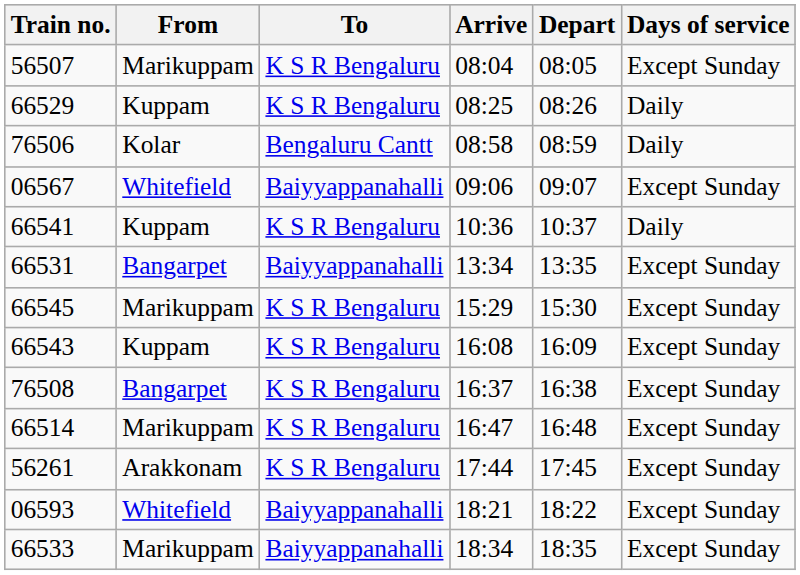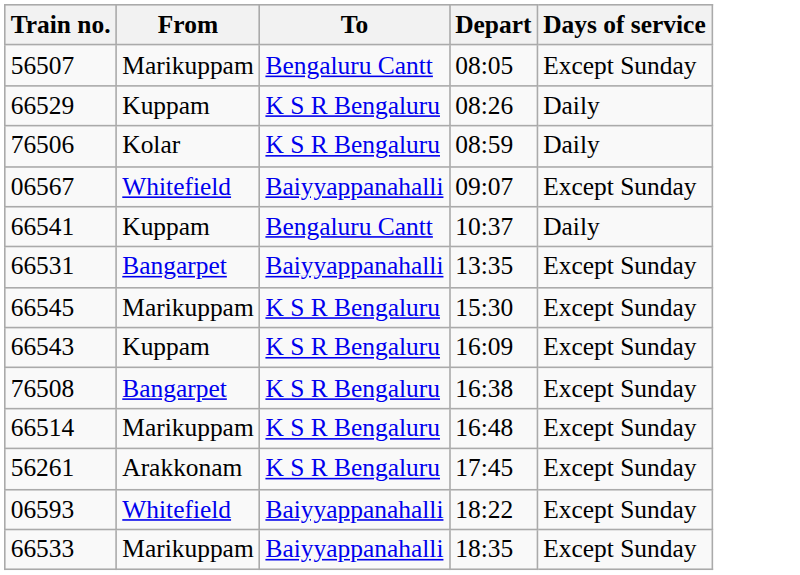- column: (491, 24)
(353, 65) K S R Bengaluru -> (349, 65) Bengaluru Cantt
(349, 145) Bengaluru Cantt -> (353, 145) K S R Bengaluru
(353, 226) K S R Bengaluru -> (349, 226) Bengaluru Cantt
